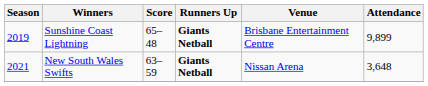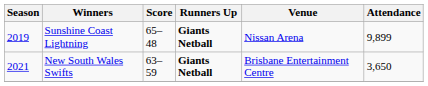(296, 36) Brisbane Entertainment Centre -> (274, 36) Nissan Arena
(274, 66) Nissan Arena -> (296, 66) Brisbane Entertainment Centre
(379, 66) 3,648 -> (379, 66) 3,650
